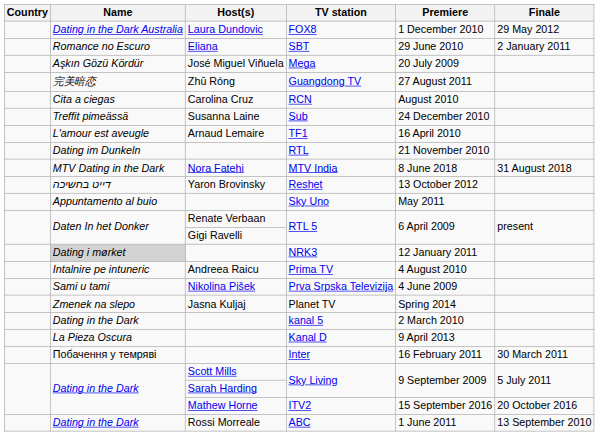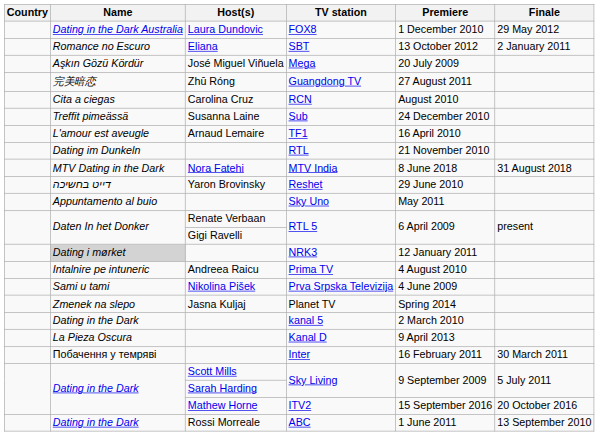(431, 47) 29 June 2010 -> (438, 47) 13 October 2012
(438, 185) 13 October 2012 -> (431, 185) 29 June 2010
